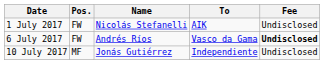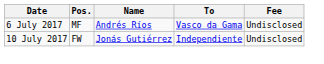- row: (34, 25)
(76, 39) FW -> (76, 25) MF
(290, 39) bold -> (274, 25) normal
(76, 53) MF -> (76, 39) FW
